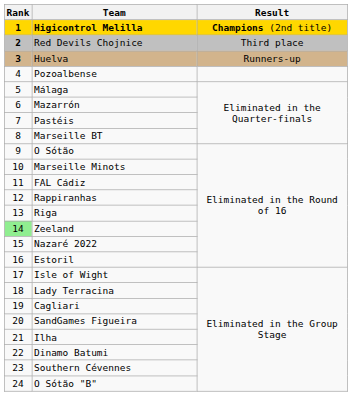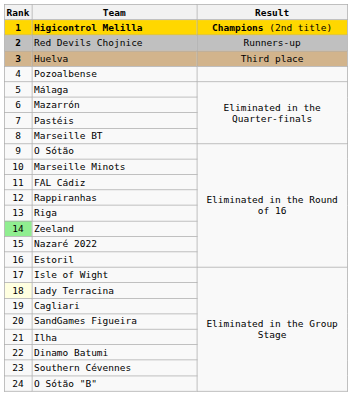(272, 43) Third place -> (272, 43) Runners-up
(272, 58) Runners-up -> (272, 58) Third place
(18, 291) no background -> (18, 291) lightyellow background
